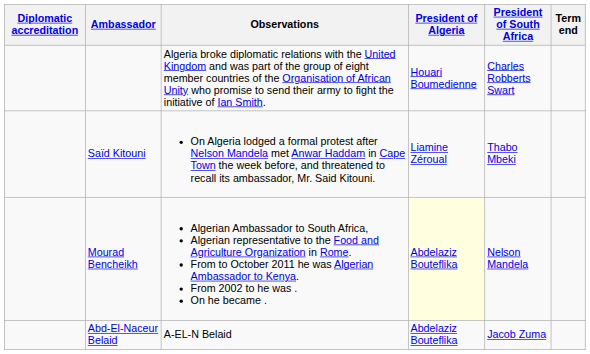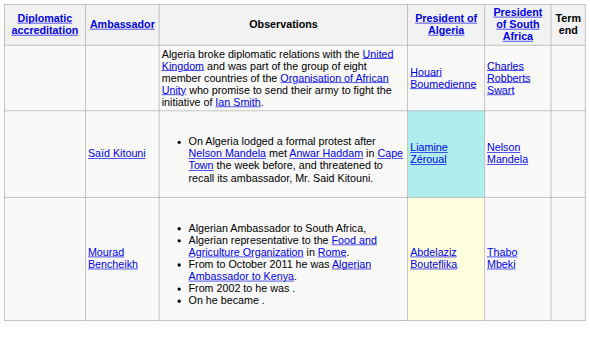(429, 154) no background -> (429, 154) paleturquoise background
(502, 154) Thabo Mbeki -> (508, 154) Nelson Mandela
(508, 258) Nelson Mandela -> (502, 258) Thabo Mbeki
- row: (123, 334)
